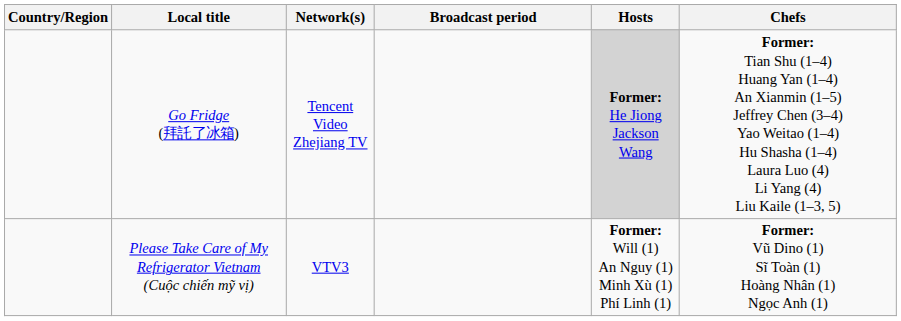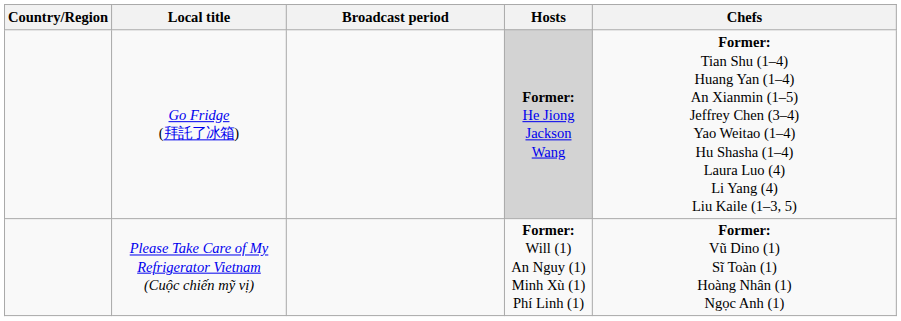- column: (330, 17)
